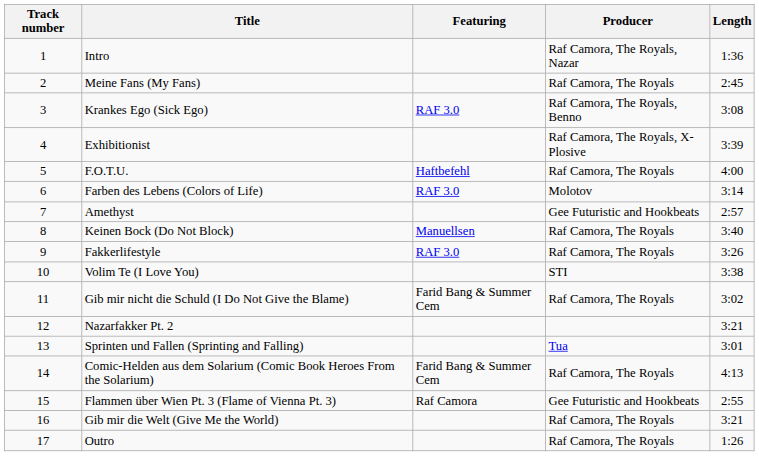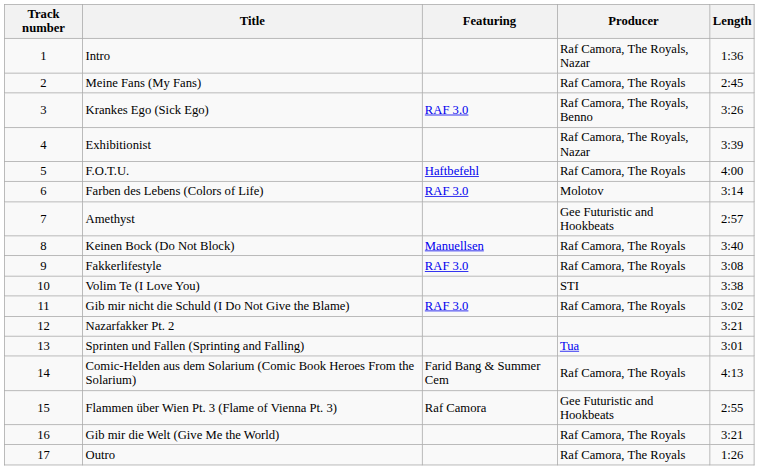(732, 110) 3:08 -> (732, 110) 3:26
(621, 144) Raf Camora, The Royals, X-Plosive -> (624, 144) Raf Camora, The Royals, Nazar
(732, 251) 3:26 -> (732, 266) 3:08
(474, 299) Farid Bang & Summer Cem -> (447, 306) RAF 3.0
